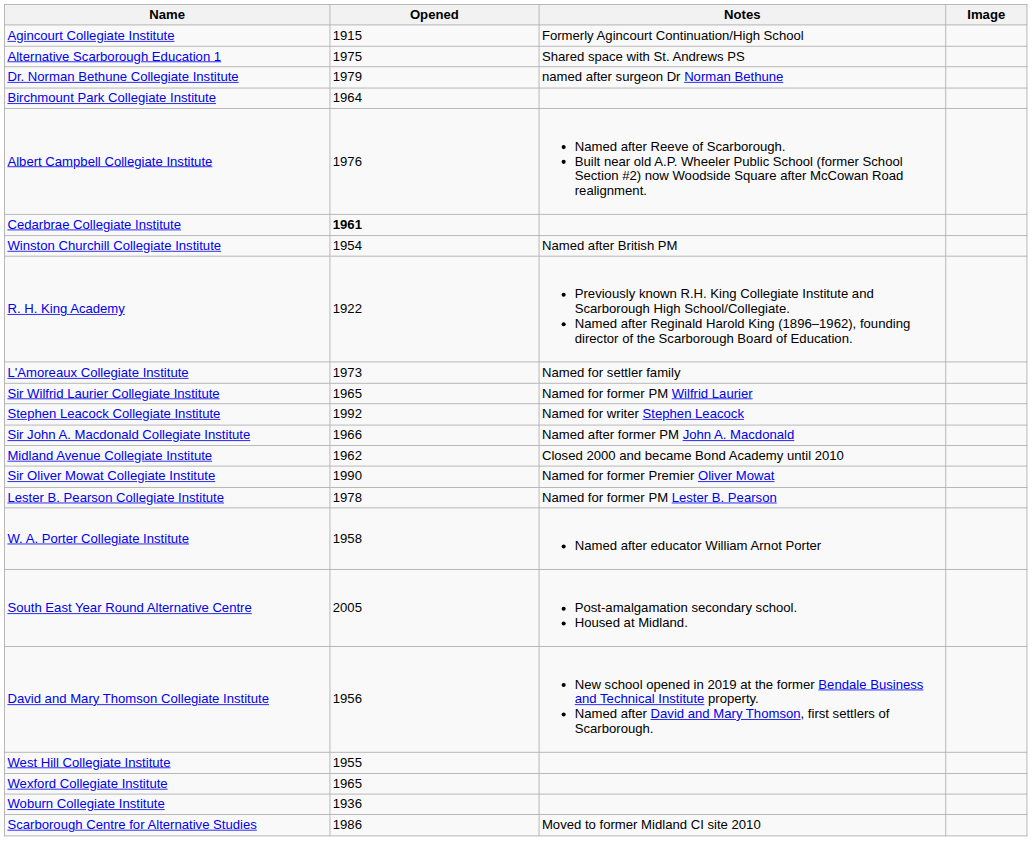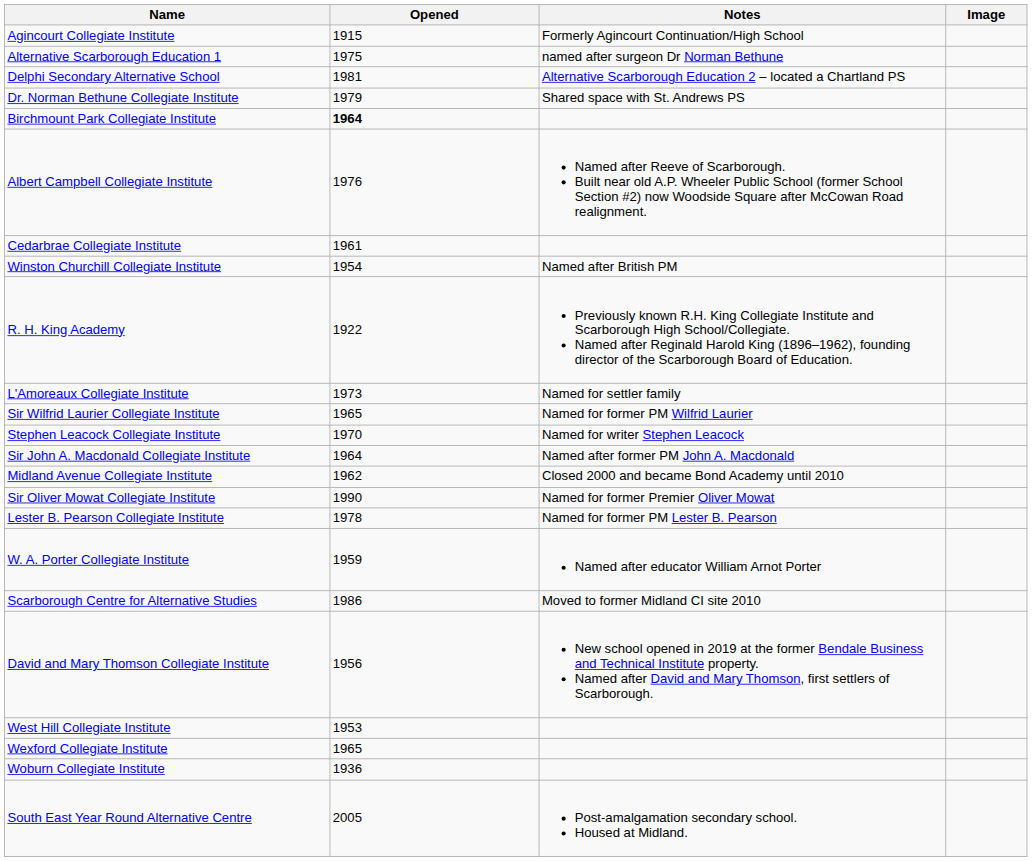(643, 56) Shared space with St. Andrews PS -> (663, 56) named after surgeon Dr Norman Bethune
+ row: (114, 77)
(663, 77) named after surgeon Dr Norman Bethune -> (643, 98) Shared space with St. Andrews PS
(347, 98) normal -> (347, 118) bold
(347, 225) bold -> (347, 245) normal
(347, 414) 1992 -> (347, 435) 1970
(347, 435) 1966 -> (347, 455) 1964
(347, 538) 1958 -> (347, 559) 1959
rows swapped: (132, 825) <-> (130, 608)
(347, 762) 1955 -> (347, 727) 1953
